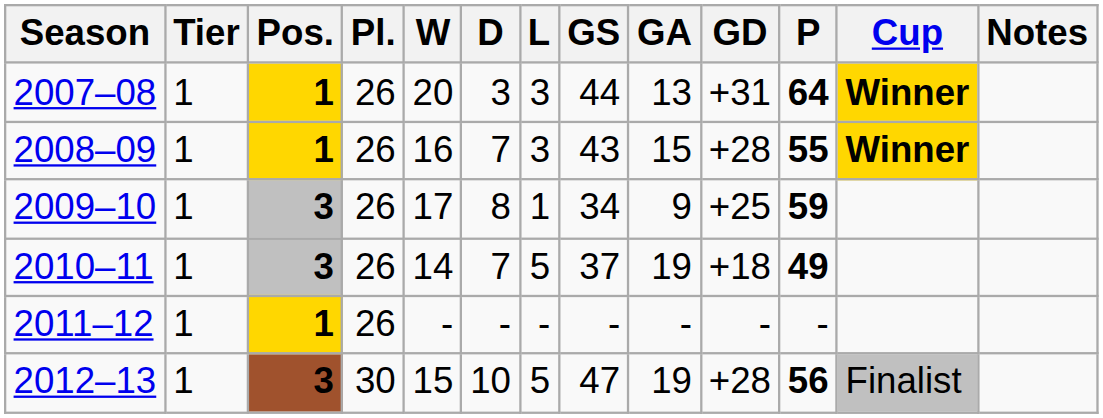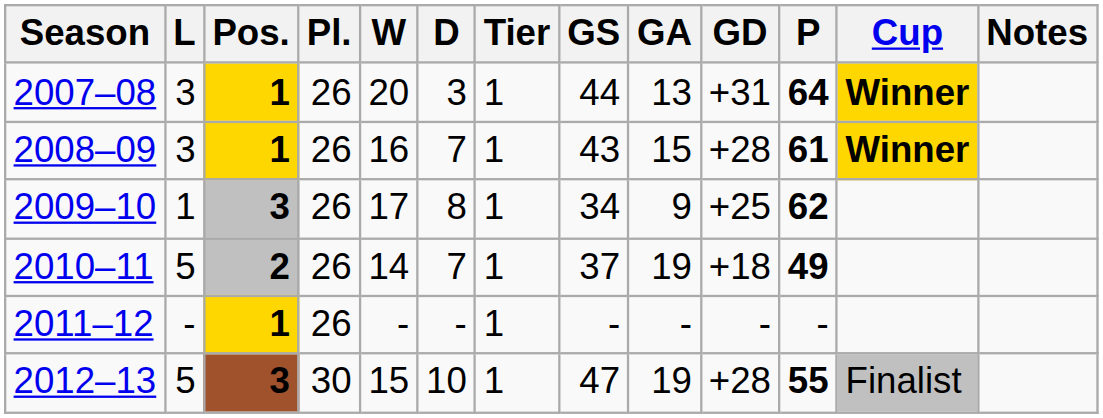columns swapped: (206, 33) <-> (539, 33)
(808, 149) 55 -> (808, 149) 61
(808, 207) 59 -> (808, 207) 62
(324, 265) 3 -> (280, 265) 2
(808, 382) 56 -> (808, 382) 55
